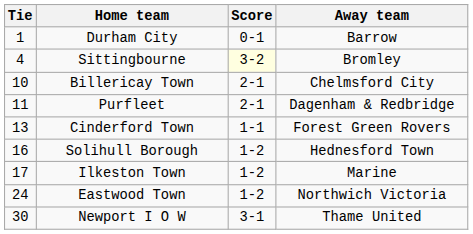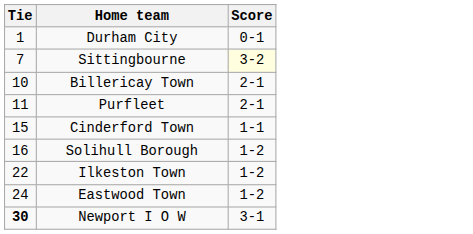- column: (372, 16)
(20, 61) 4 -> (20, 61) 7
(20, 128) 13 -> (20, 128) 15
(20, 173) 17 -> (20, 173) 22
(20, 218) normal -> (20, 218) bold
